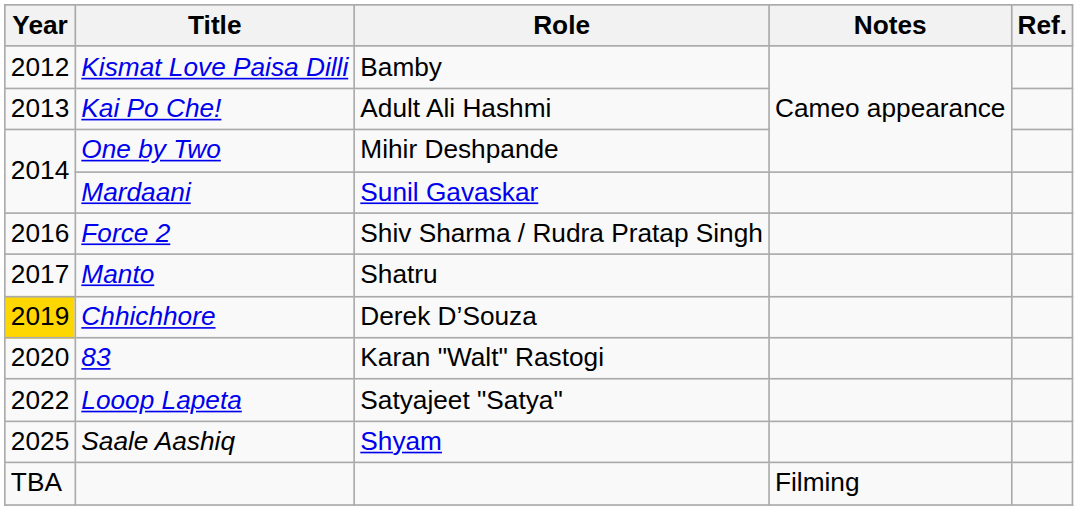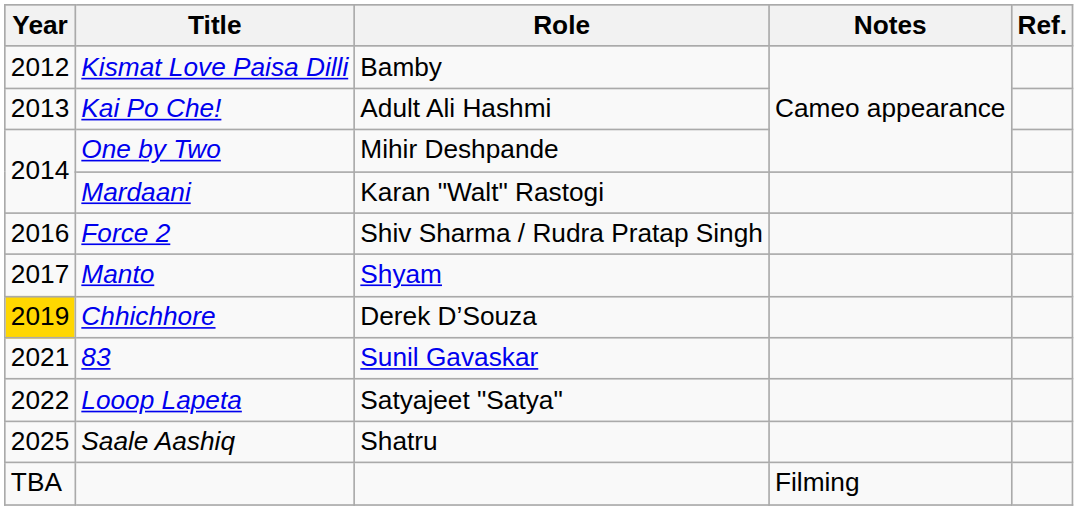(449, 191) Sunil Gavaskar -> (482, 191) Karan "Walt" Rastogi
(399, 274) Shatru -> (401, 274) Shyam
(40, 358) 2020 -> (40, 358) 2021
(482, 358) Karan "Walt" Rastogi -> (449, 358) Sunil Gavaskar
(401, 441) Shyam -> (399, 441) Shatru
